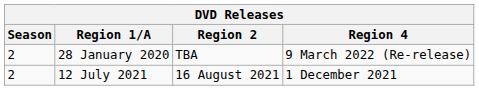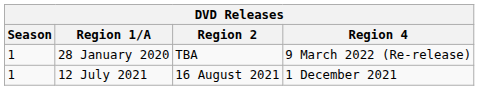(11, 55) 2 -> (11, 55) 1
(11, 75) 2 -> (11, 75) 1
